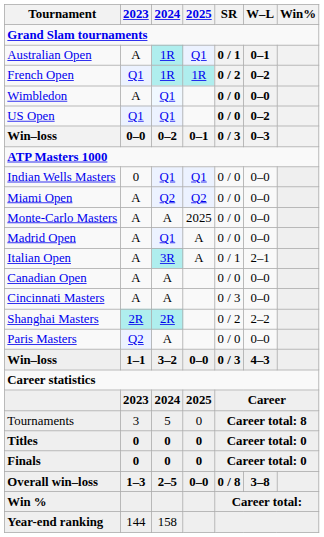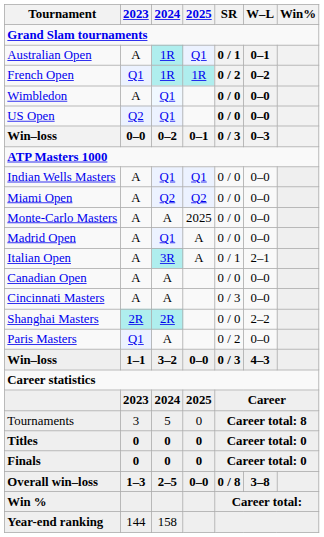(136, 116) Q1 -> (136, 116) Q2
(260, 116) 0–2 -> (260, 116) 0–0
(136, 177) 0 -> (136, 177) A
(229, 319) 0 / 2 -> (229, 319) 0 / 0
(136, 339) Q2 -> (136, 339) Q1
(229, 339) 0 / 0 -> (229, 339) 0 / 2
